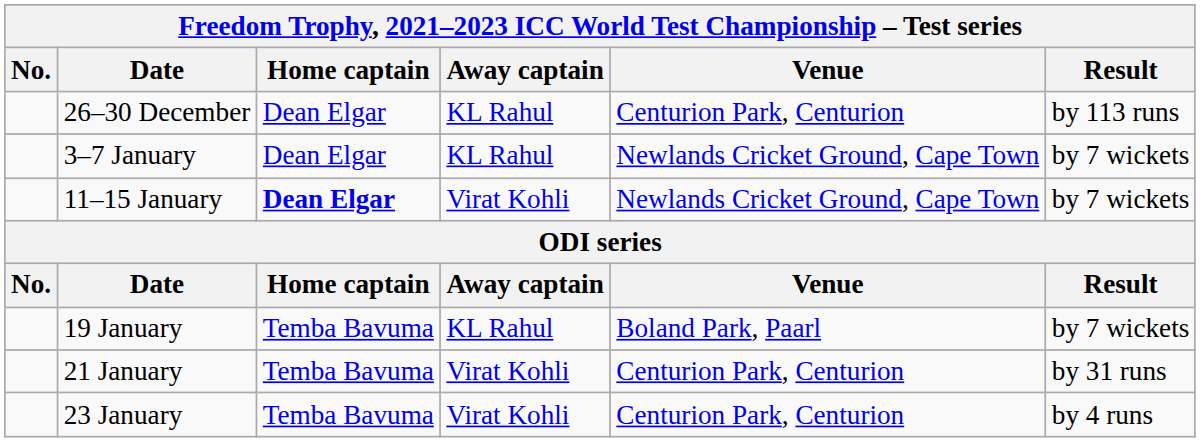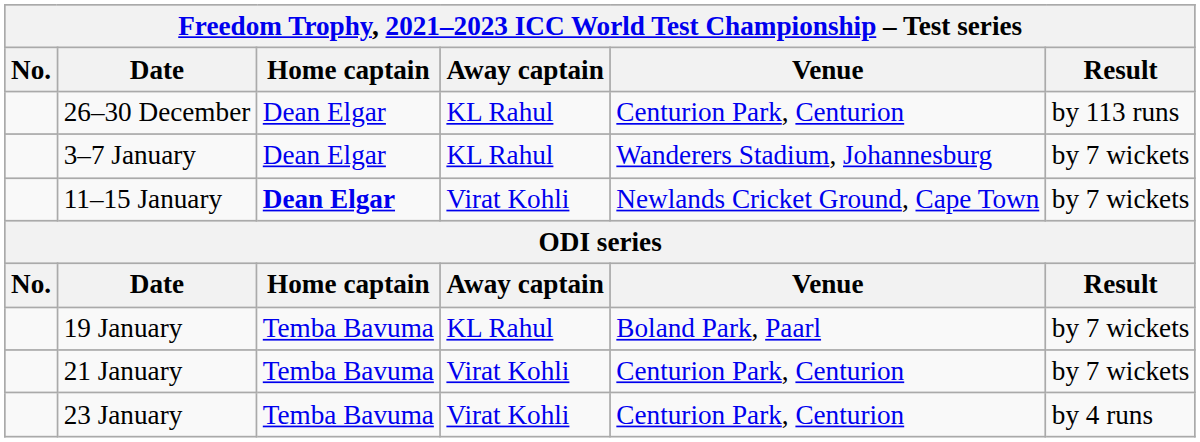(828, 155) Newlands Cricket Ground, Cape Town -> (804, 155) Wanderers Stadium, Johannesburg
(1109, 371) by 31 runs -> (1121, 371) by 7 wickets
